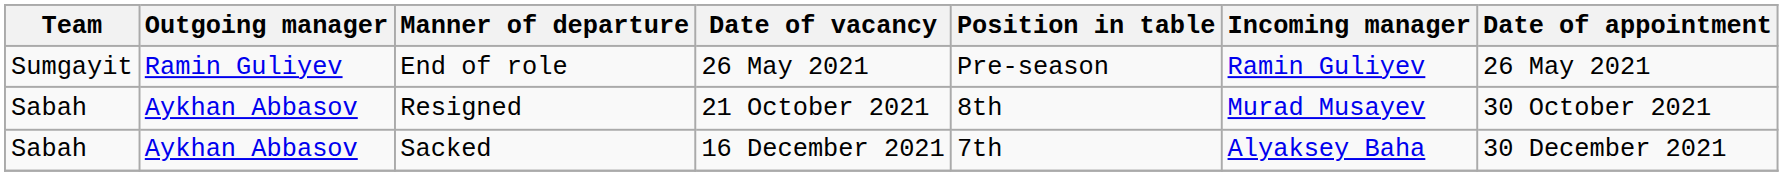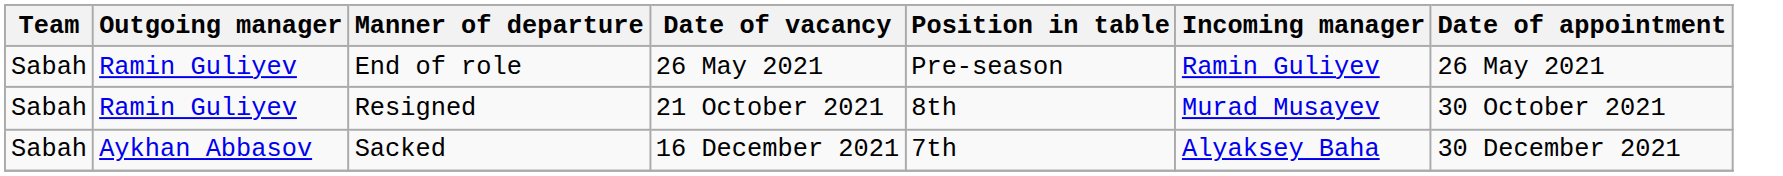(72, 67) Sumgayit -> (49, 67) Sabah
(251, 108) Aykhan Abbasov -> (198, 108) Ramin Guliyev
